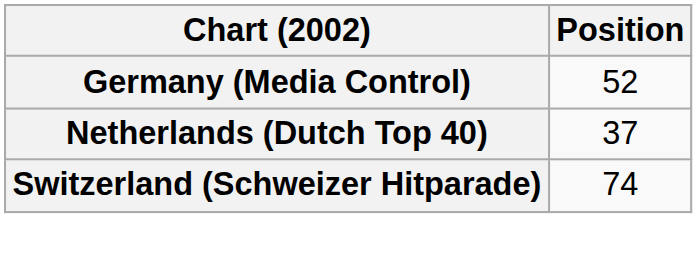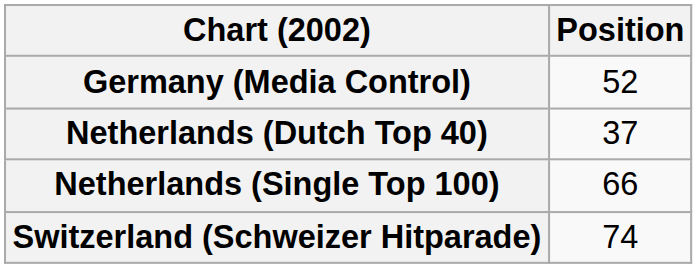+ row: (277, 184)
